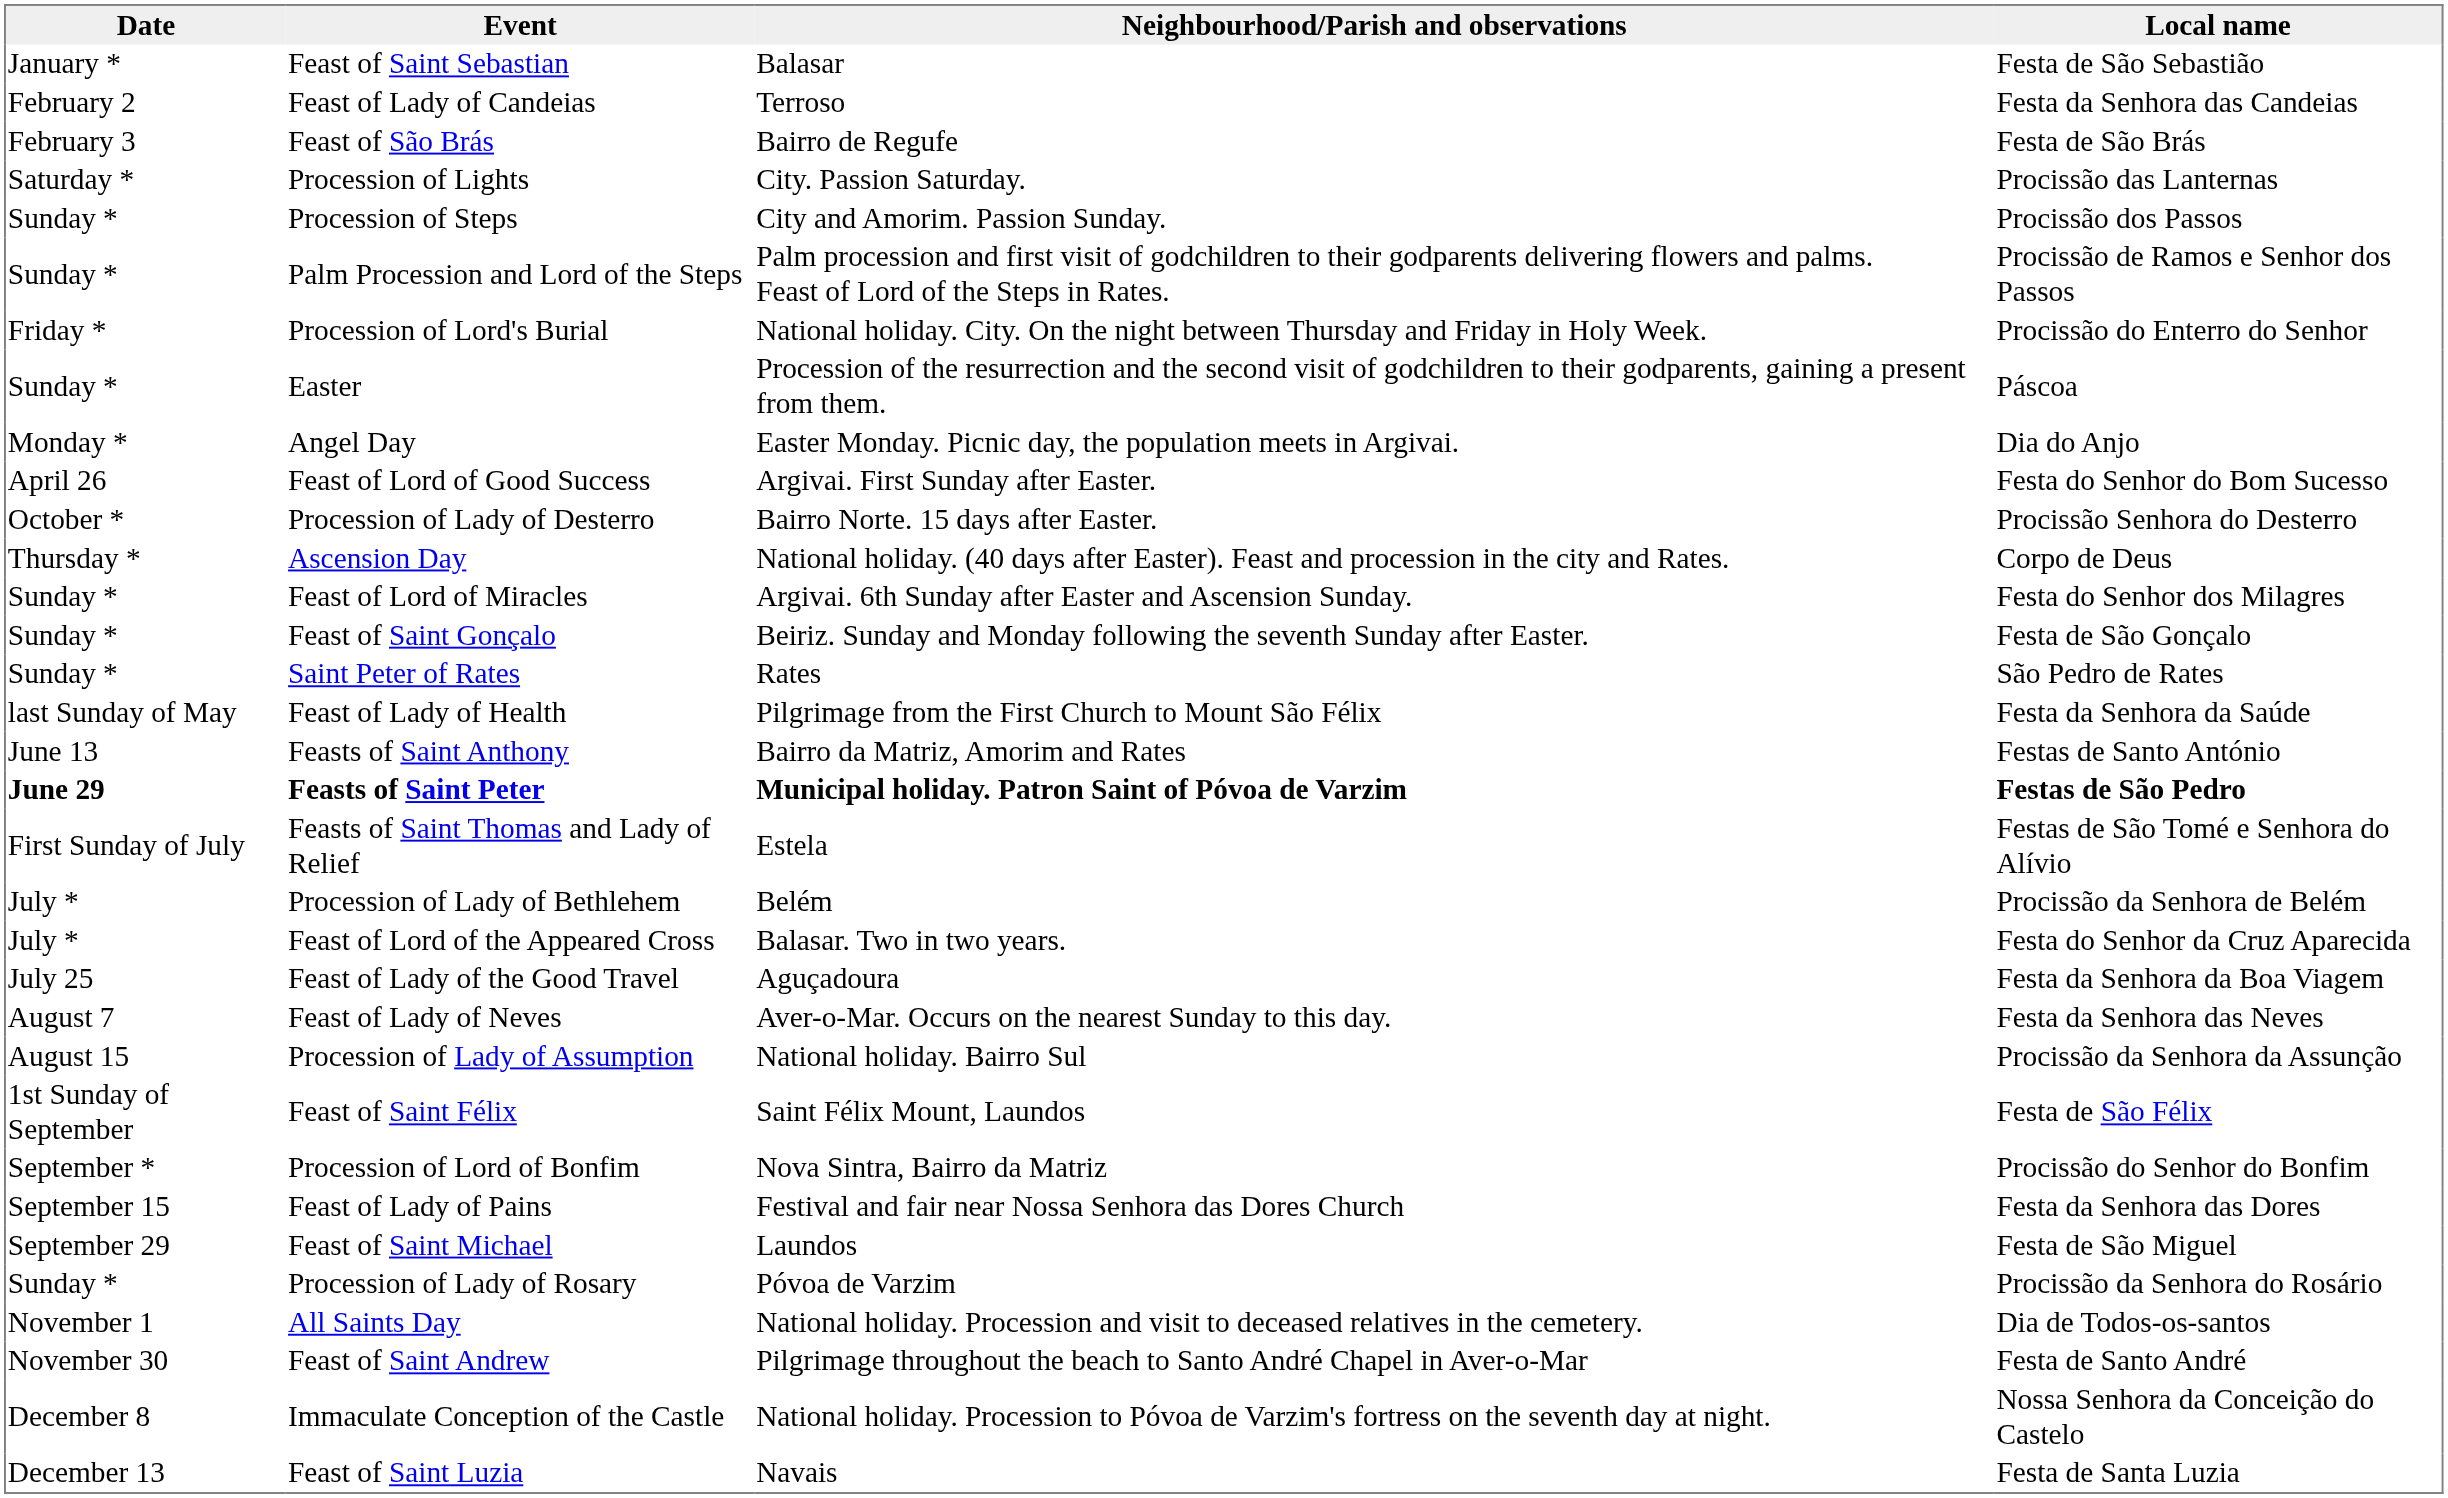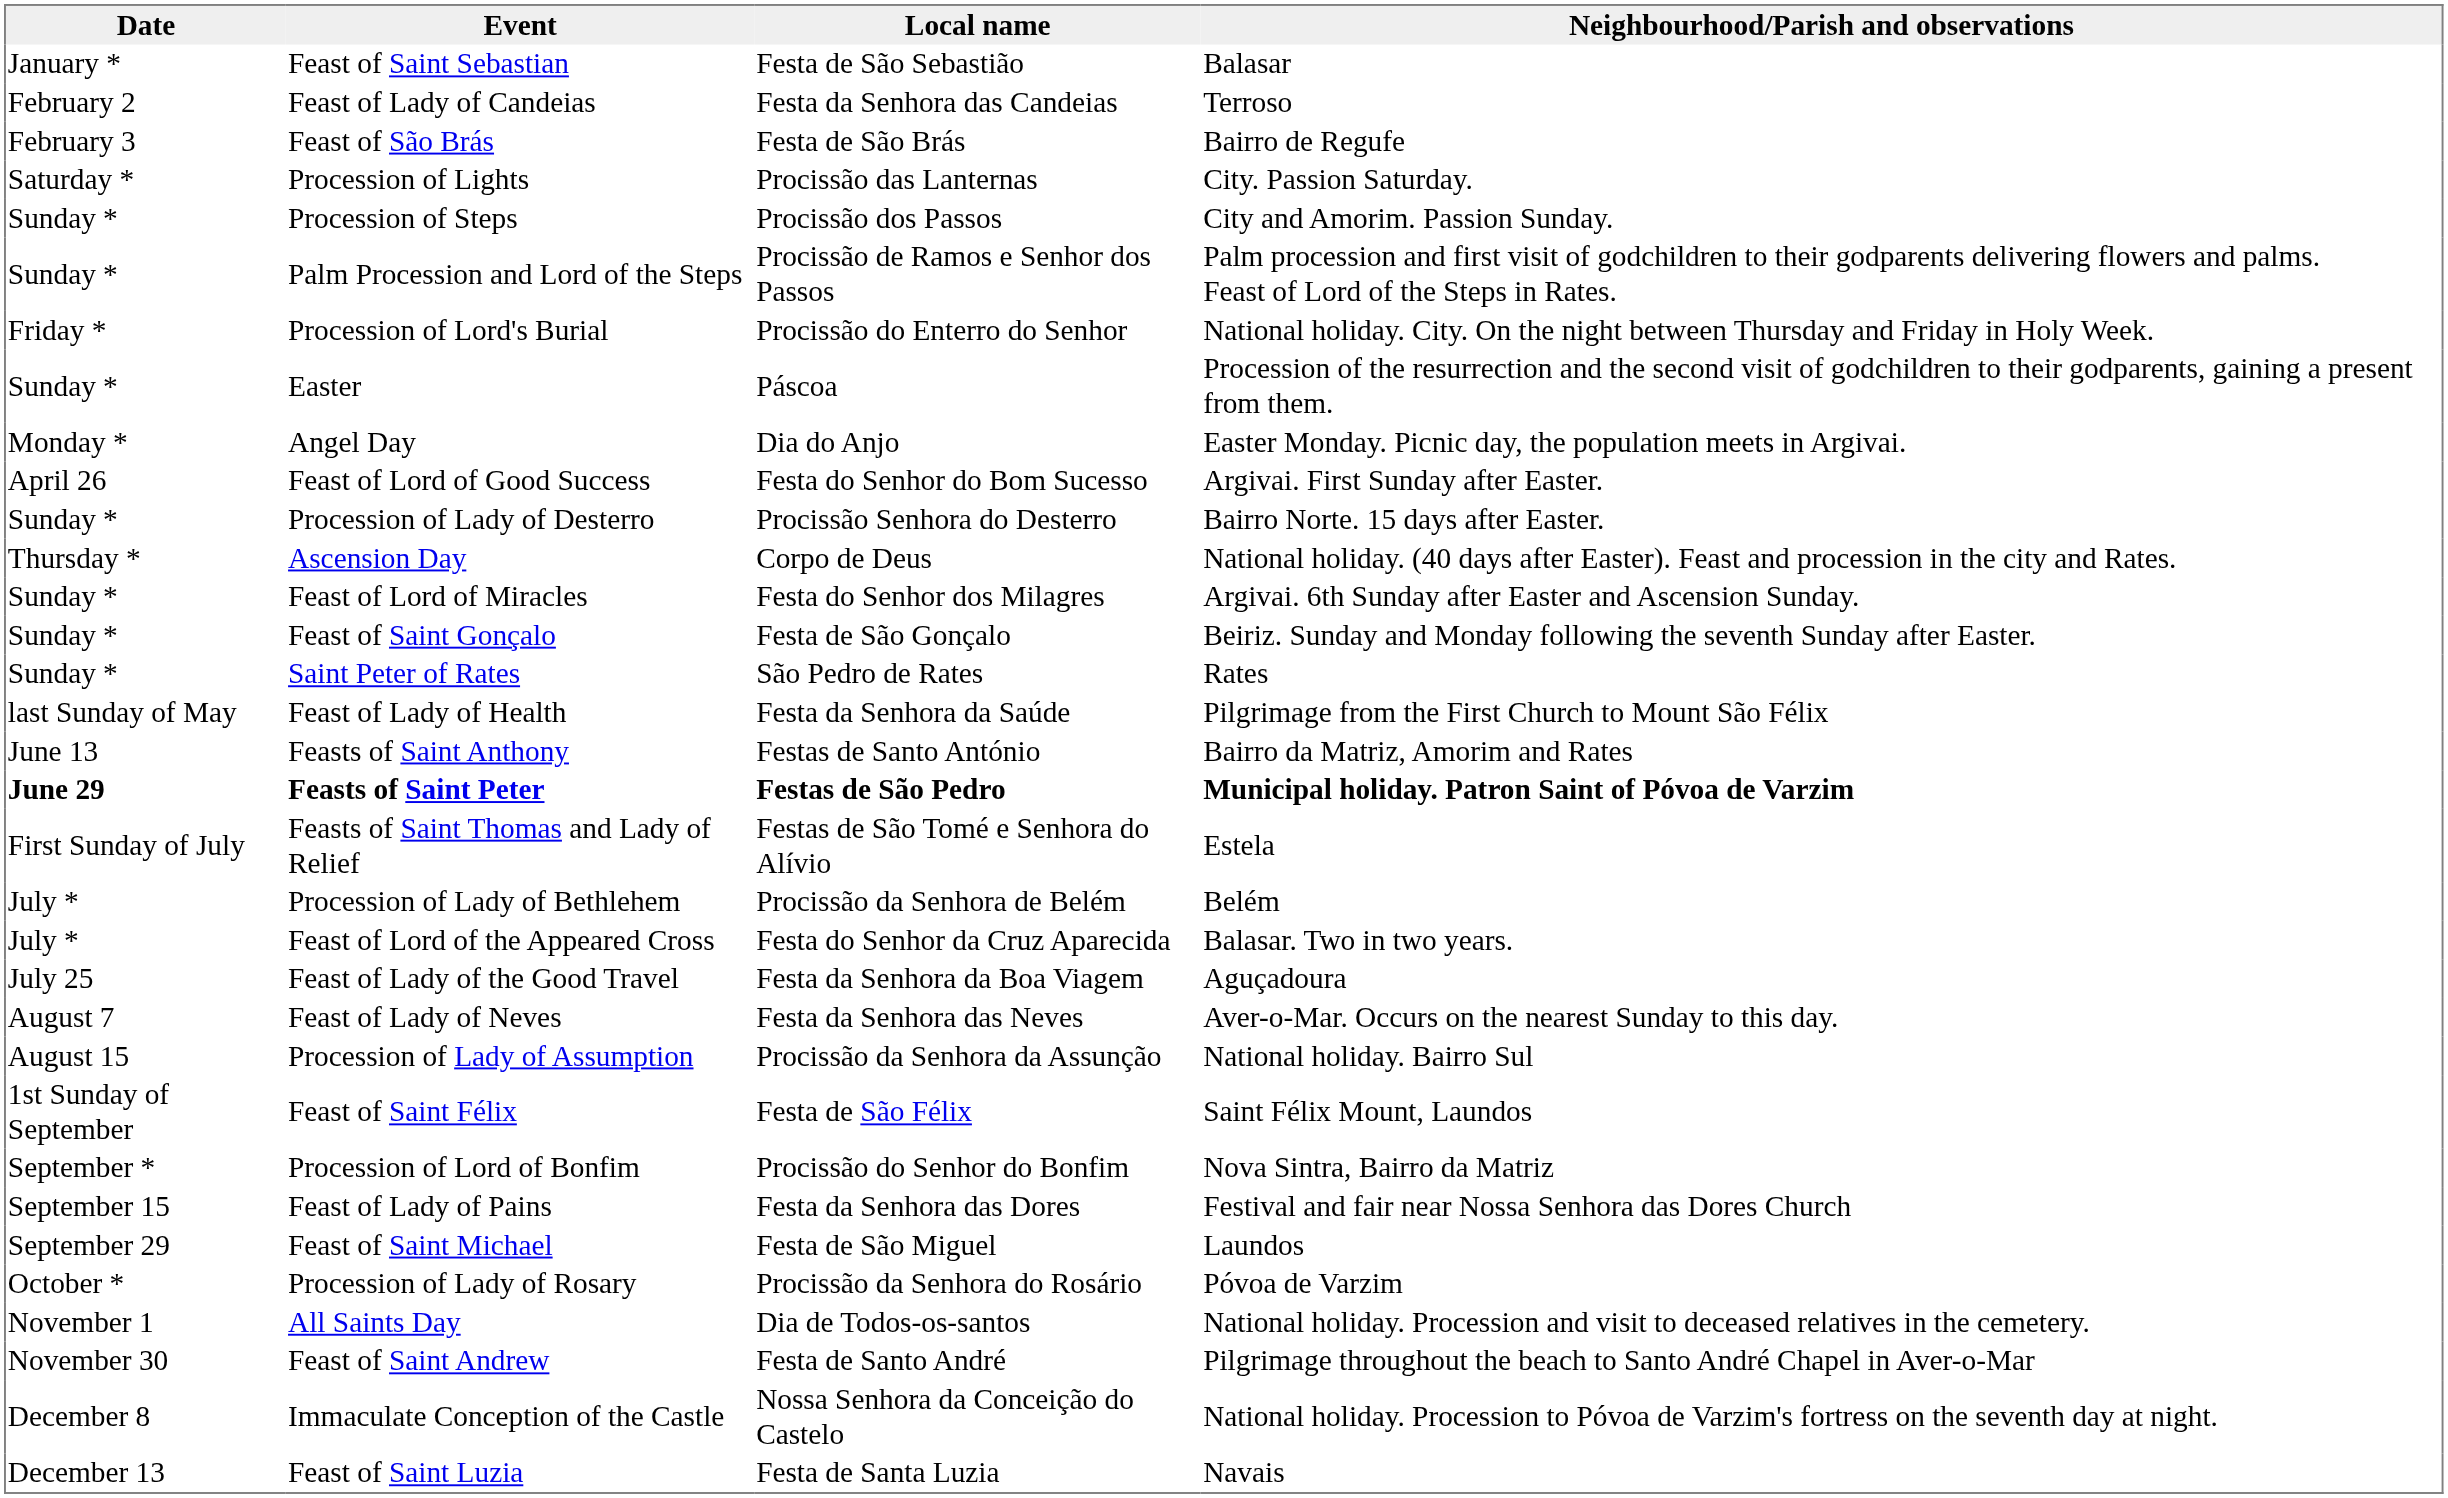columns swapped: (2218, 24) <-> (1374, 24)
(66, 518) October * -> (63, 518) Sunday *
(63, 1283) Sunday * -> (66, 1283) October *
